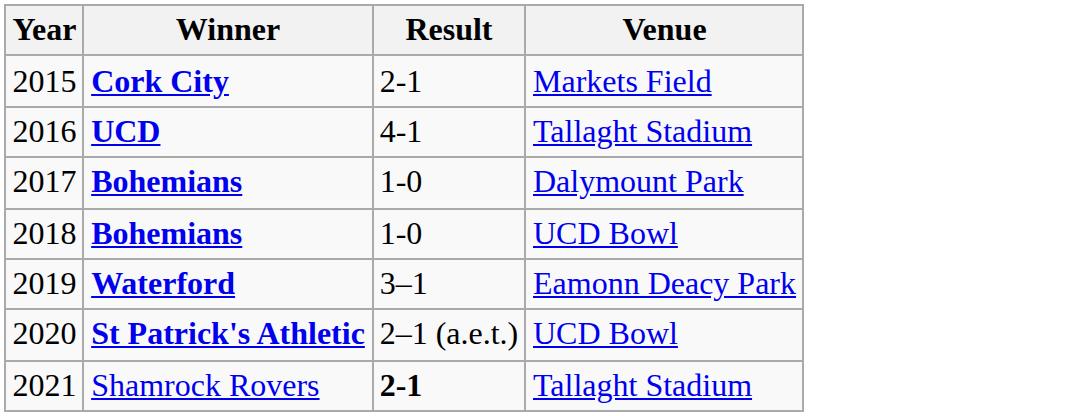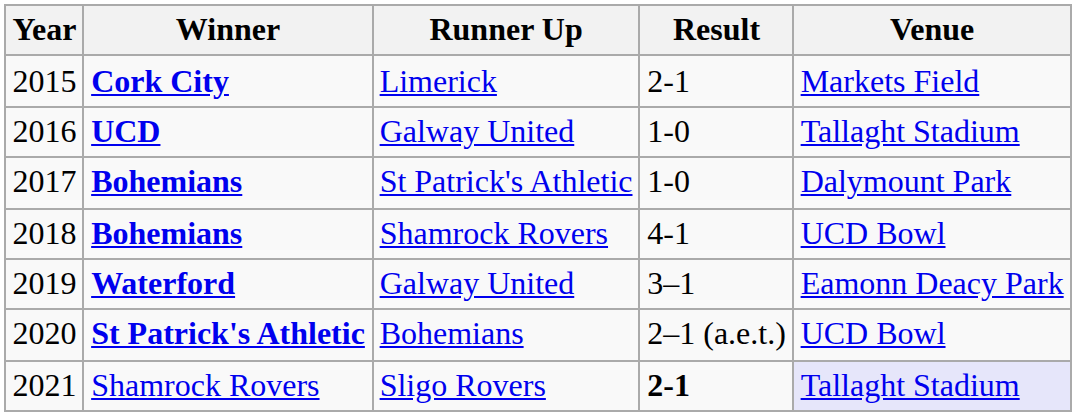+ column: (506, 29)
(401, 131) 4-1 -> (669, 131) 1-0
(401, 232) 1-0 -> (669, 232) 4-1
(643, 385) no background -> (910, 385) lavender background
